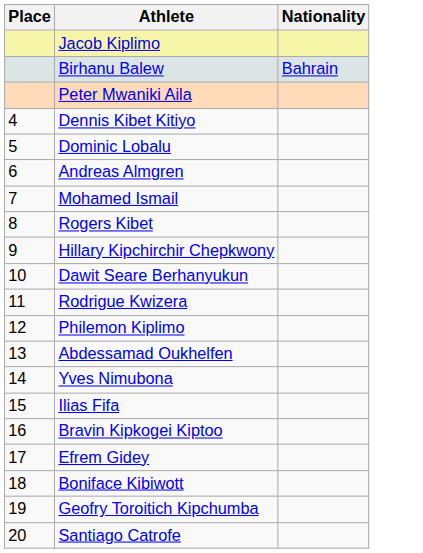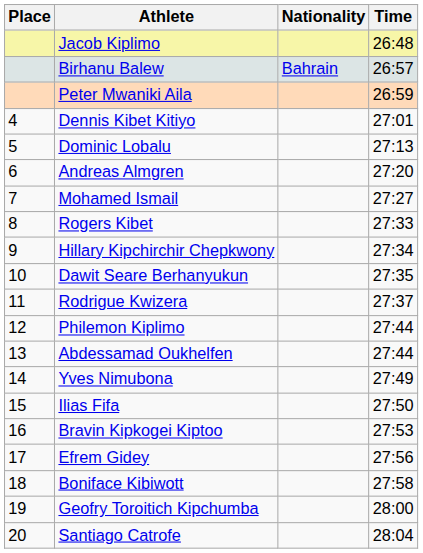+ column: (393, 17)
